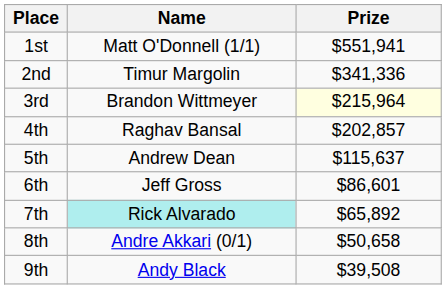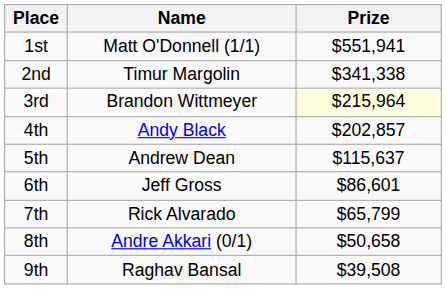(369, 74) $341,336 -> (369, 74) $341,338
(182, 130) Raghav Bansal -> (182, 130) Andy Black
(182, 213) paleturquoise background -> (182, 213) no background
(369, 213) $65,892 -> (369, 213) $65,799
(182, 269) Andy Black -> (182, 269) Raghav Bansal
